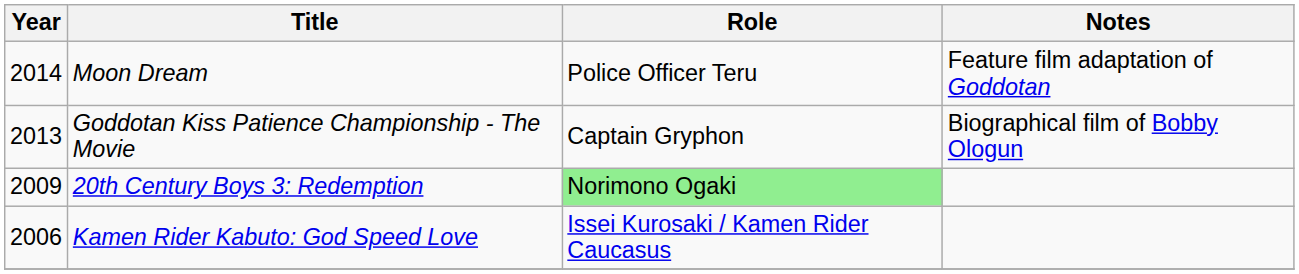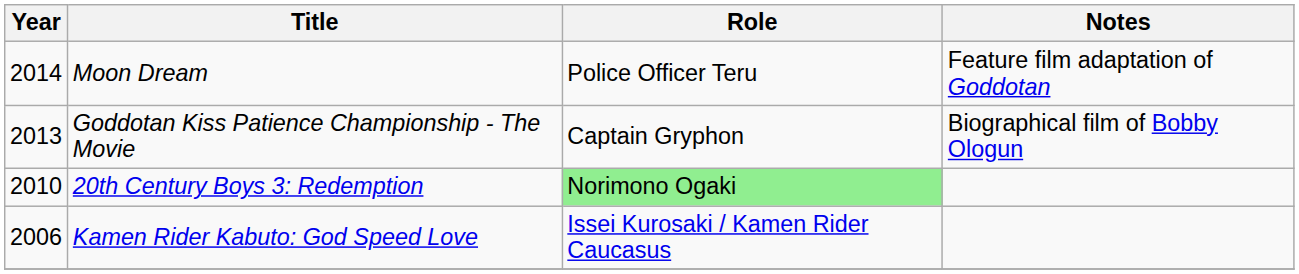(36, 186) 2009 -> (36, 186) 2010
